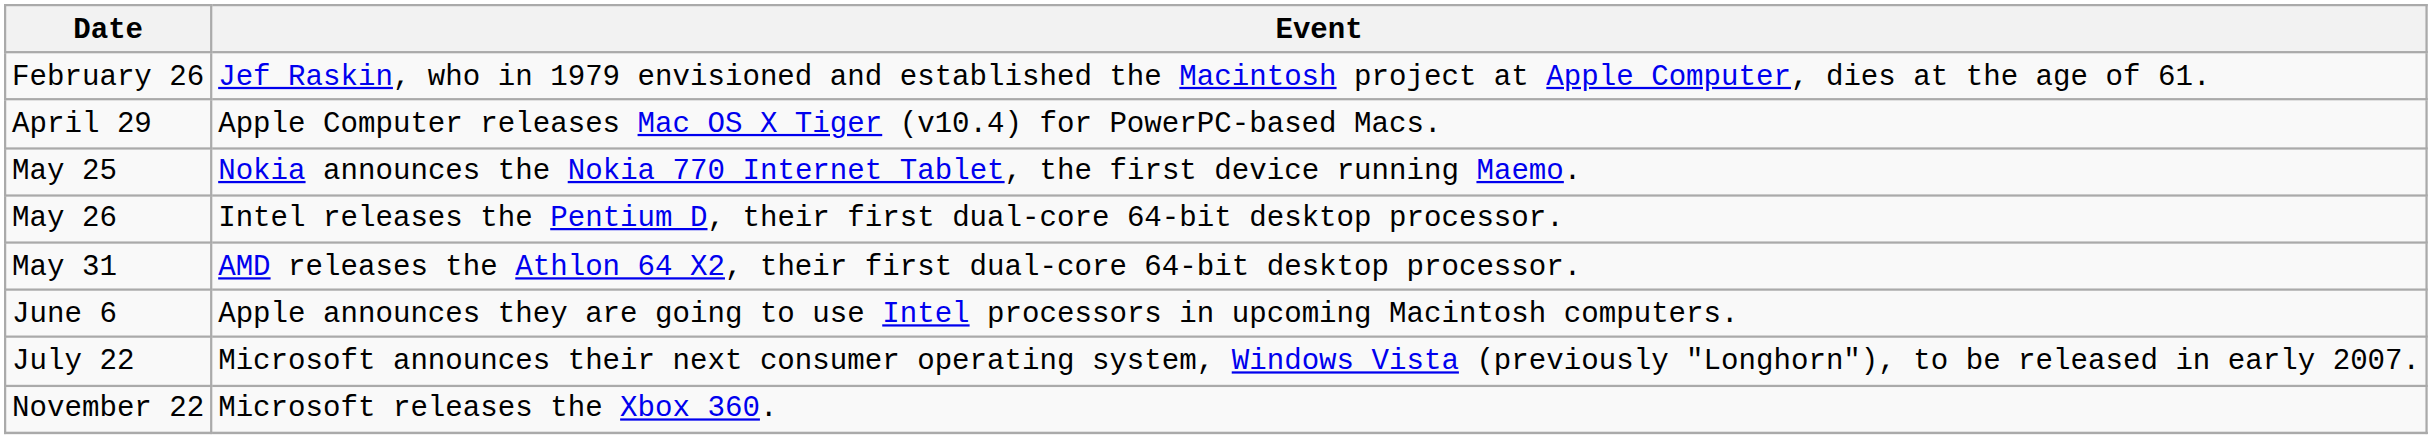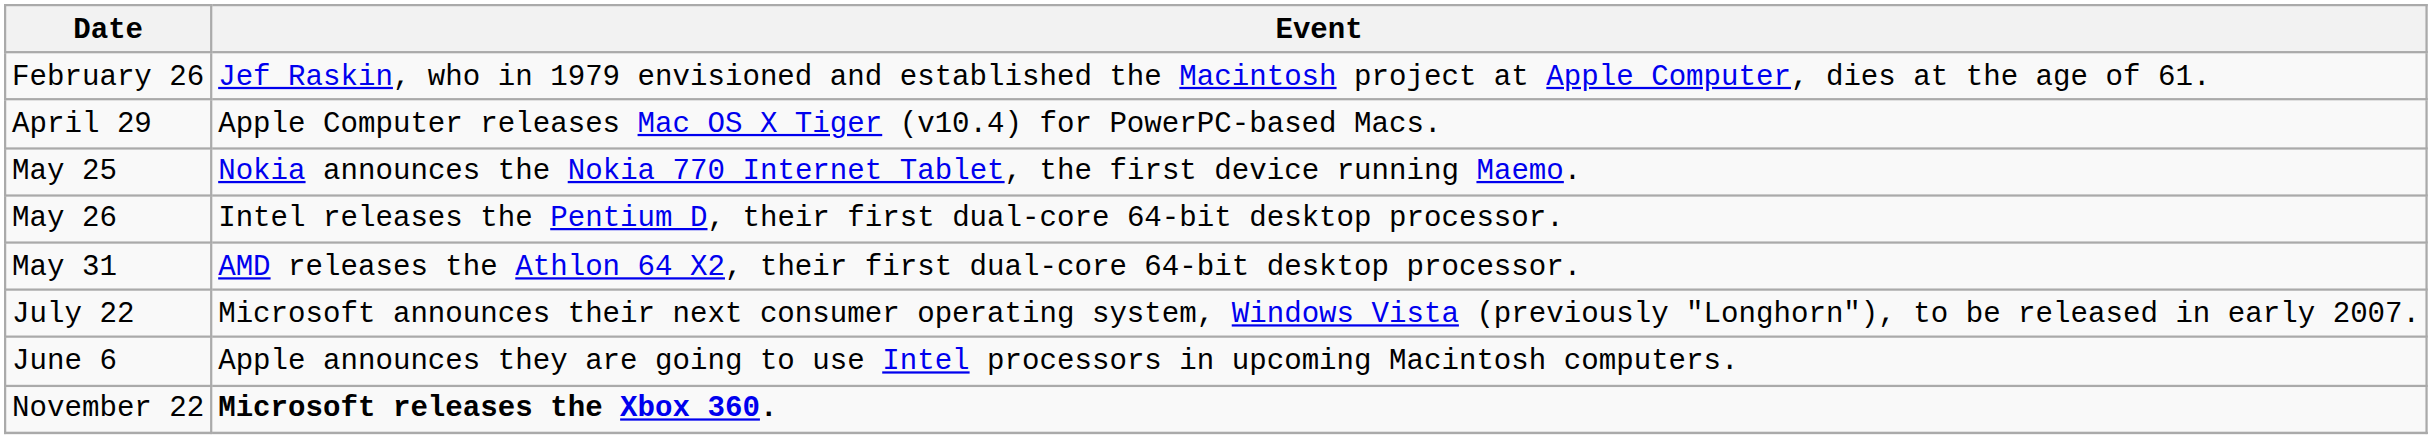rows swapped: (64, 314) <-> (73, 361)
(498, 409) normal -> (498, 409) bold
